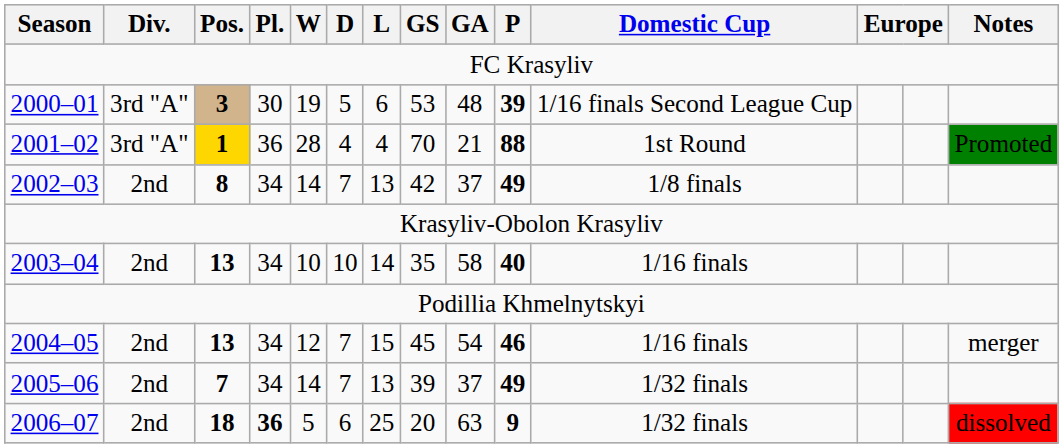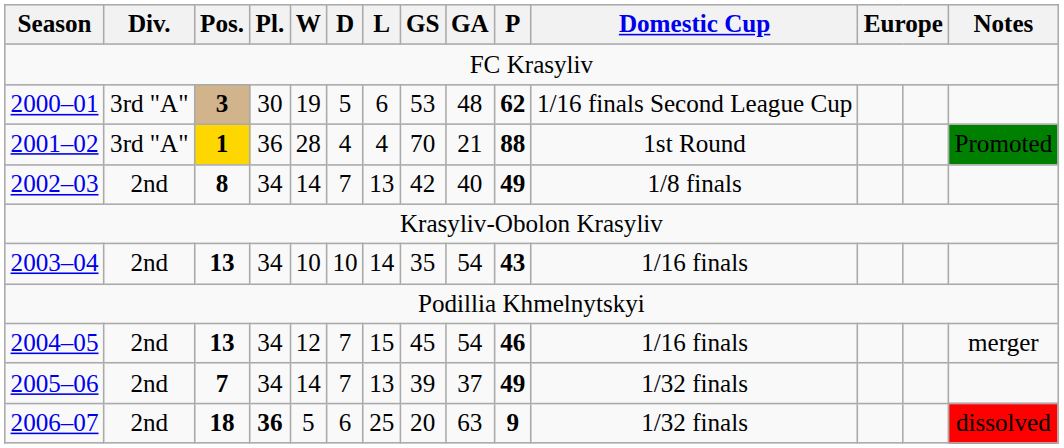(513, 104) 39 -> (513, 104) 62
(470, 183) 37 -> (470, 183) 40
(470, 263) 58 -> (470, 263) 54
(513, 263) 40 -> (513, 263) 43
